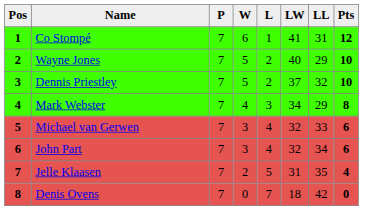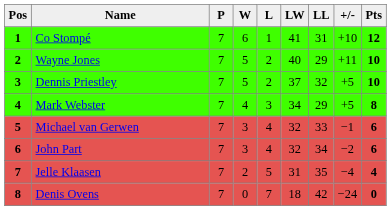+ column: (347, 15)
